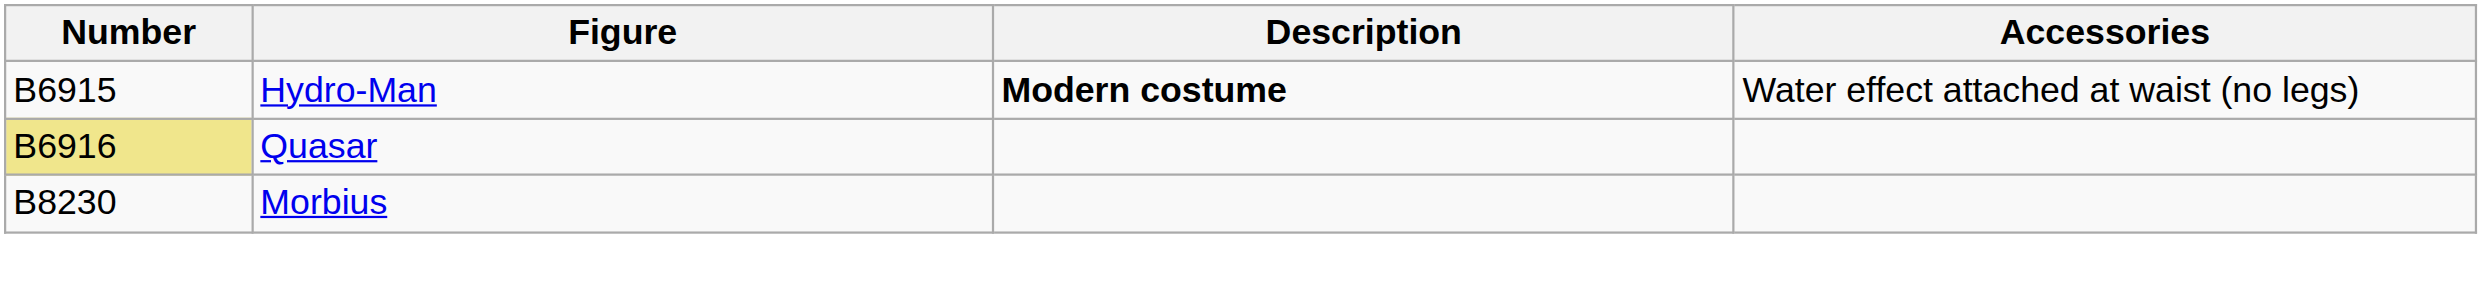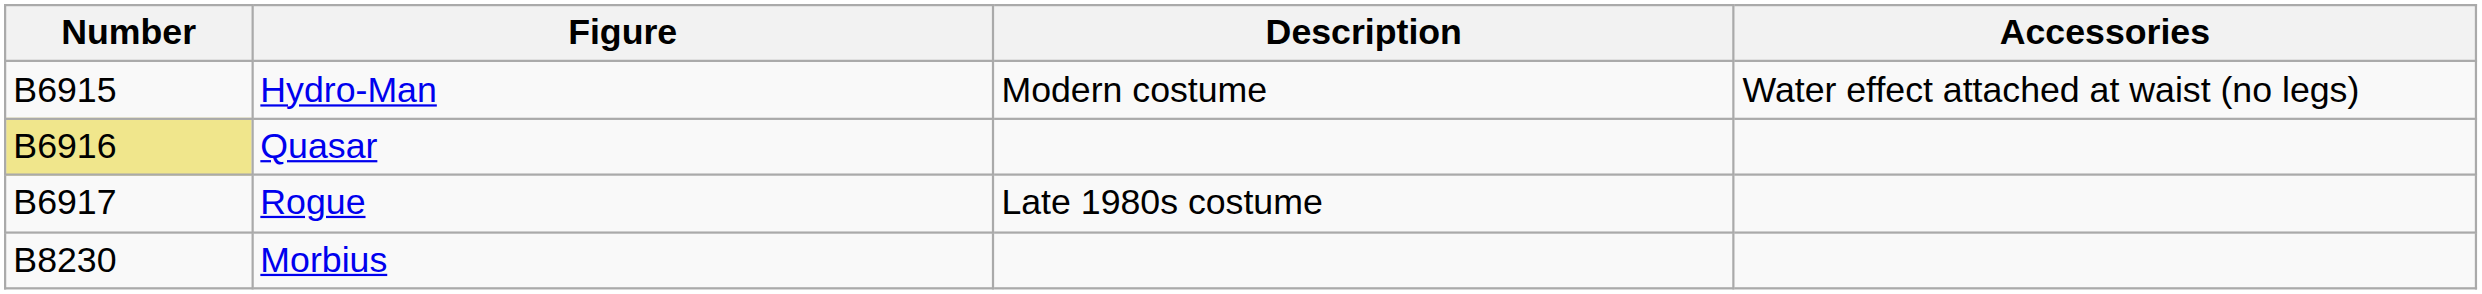(1144, 89) bold -> (1134, 89) normal
+ row: (313, 202)
